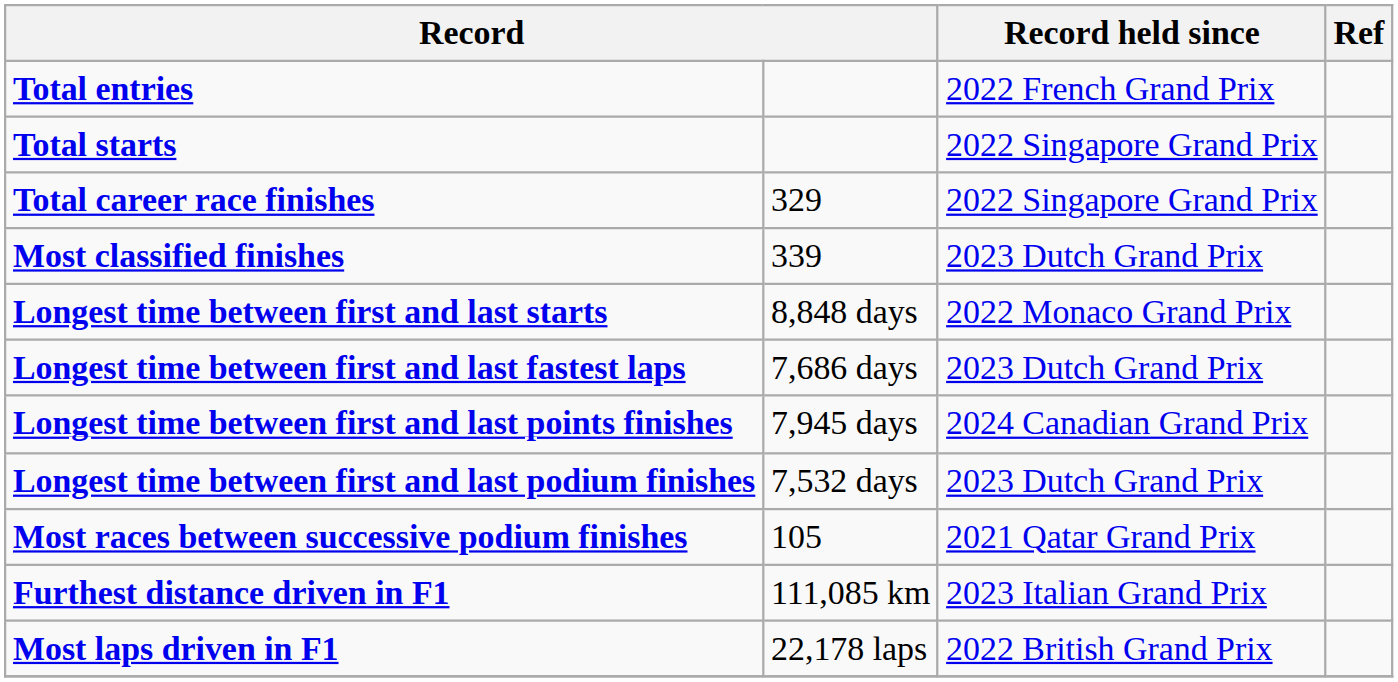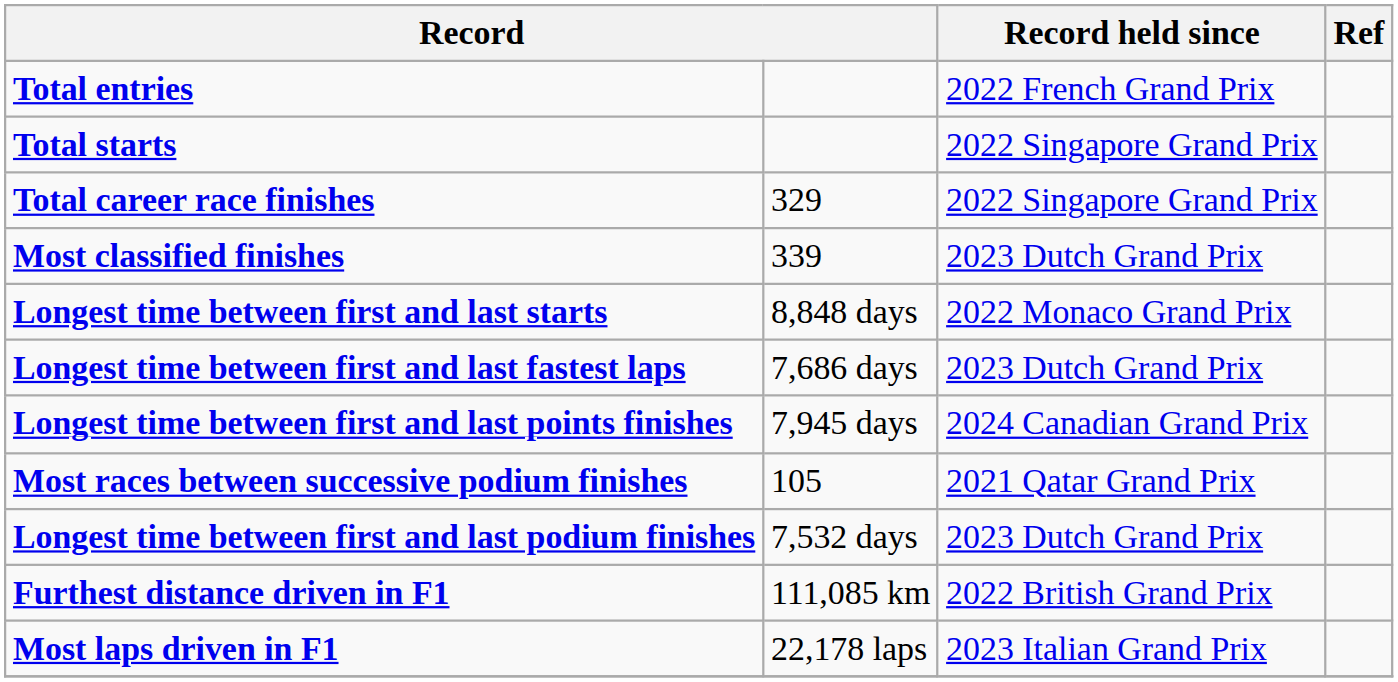rows swapped: (384, 479) <-> (350, 535)
(1106, 591) 2023 Italian Grand Prix -> (1109, 591) 2022 British Grand Prix
(1109, 647) 2022 British Grand Prix -> (1106, 647) 2023 Italian Grand Prix
